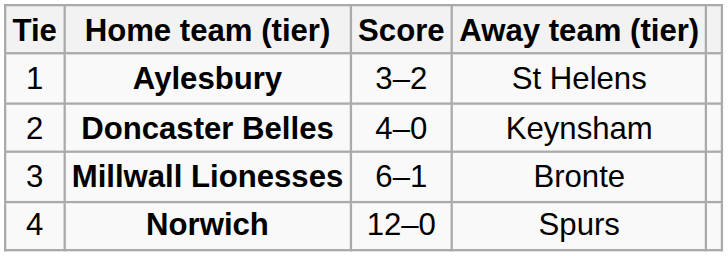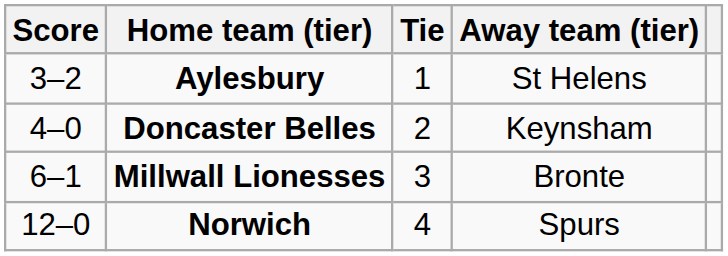columns swapped: (35, 29) <-> (401, 29)
